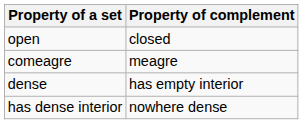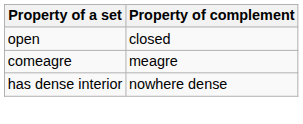- row: (27, 84)
